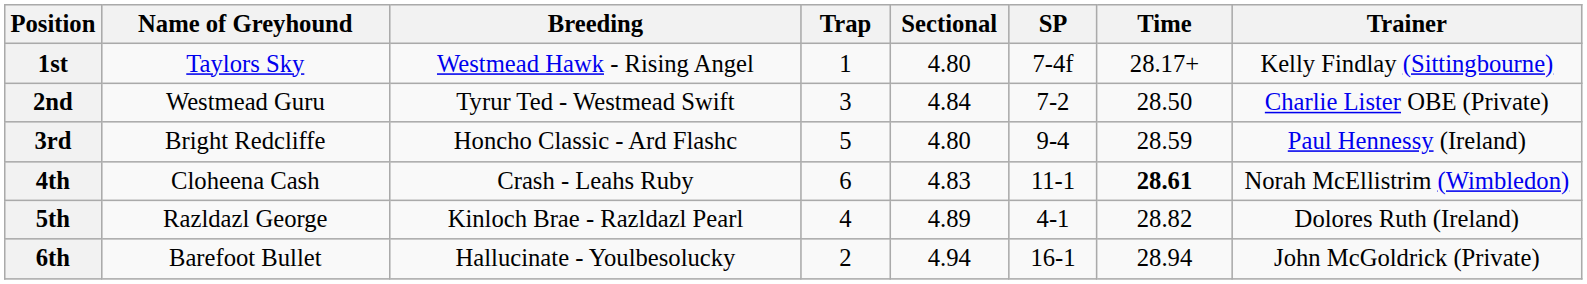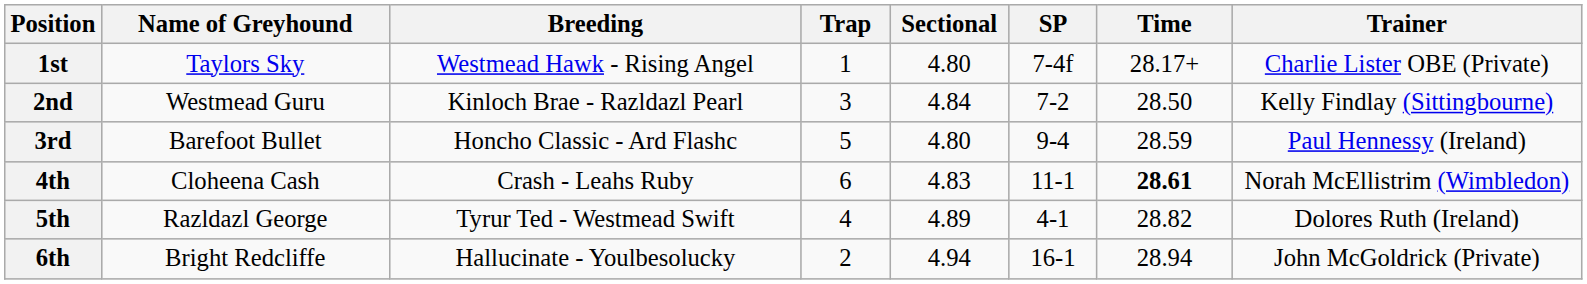(1407, 63) Kelly Findlay (Sittingbourne) -> (1407, 63) Charlie Lister OBE (Private)
(595, 102) Tyrur Ted - Westmead Swift -> (595, 102) Kinloch Brae - Razldazl Pearl
(1407, 102) Charlie Lister OBE (Private) -> (1407, 102) Kelly Findlay (Sittingbourne)
(245, 141) Bright Redcliffe -> (245, 141) Barefoot Bullet
(595, 219) Kinloch Brae - Razldazl Pearl -> (595, 219) Tyrur Ted - Westmead Swift
(245, 258) Barefoot Bullet -> (245, 258) Bright Redcliffe
